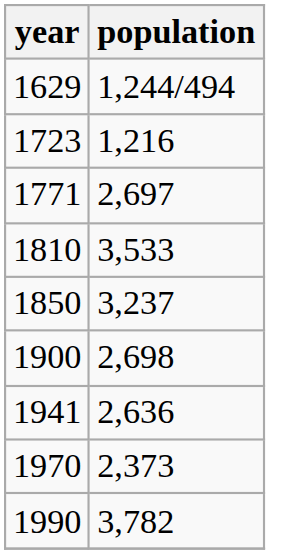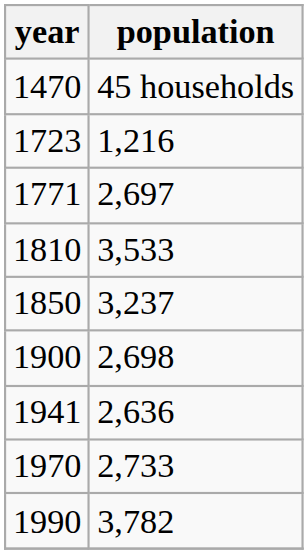+ row: (47, 85)
- row: (47, 85)
(136, 466) 2,373 -> (136, 466) 2,733
